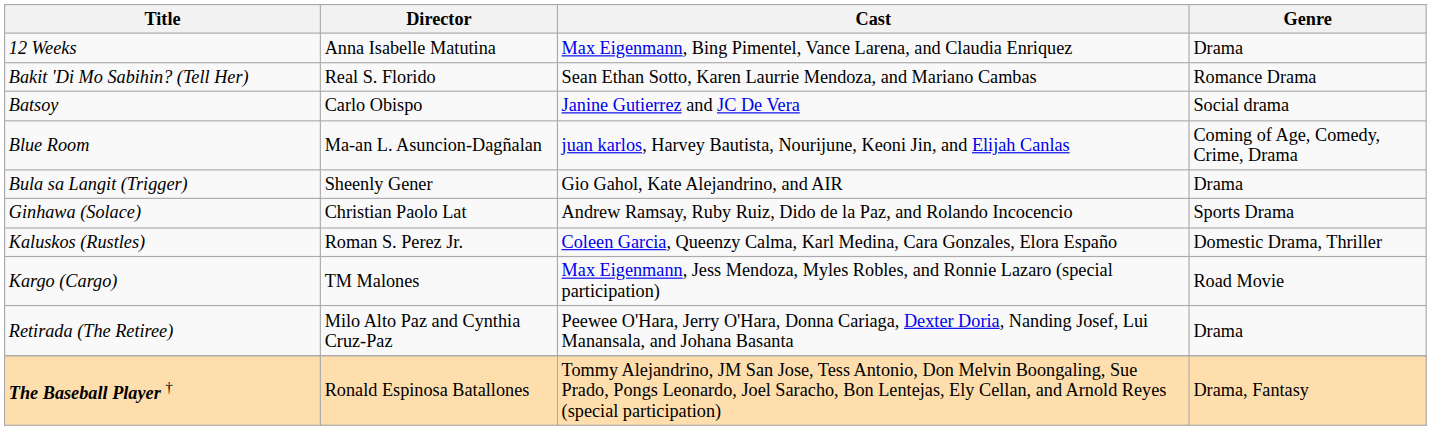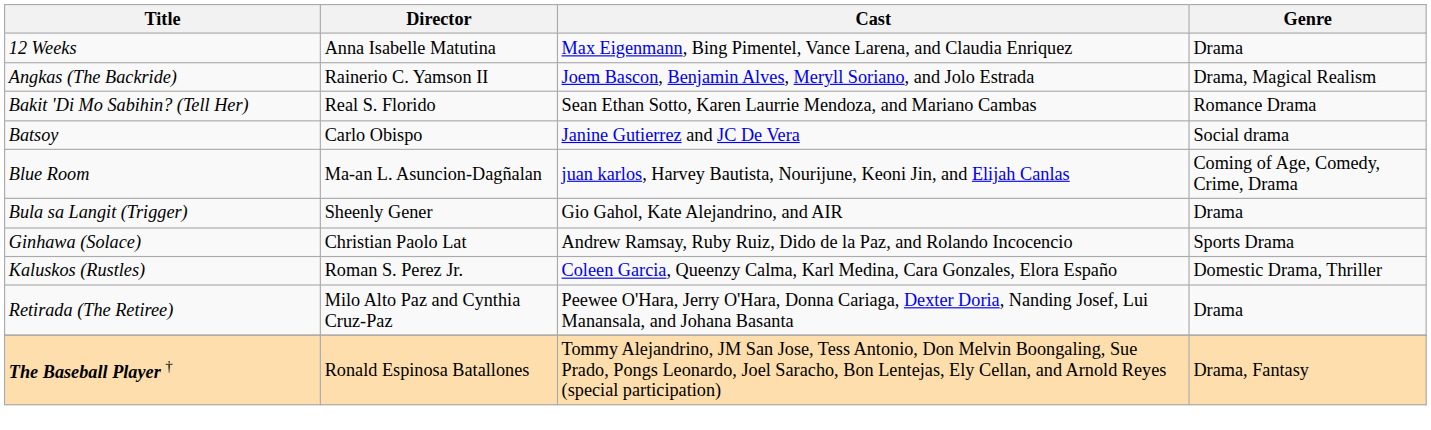+ row: (93, 76)
- row: (63, 281)
